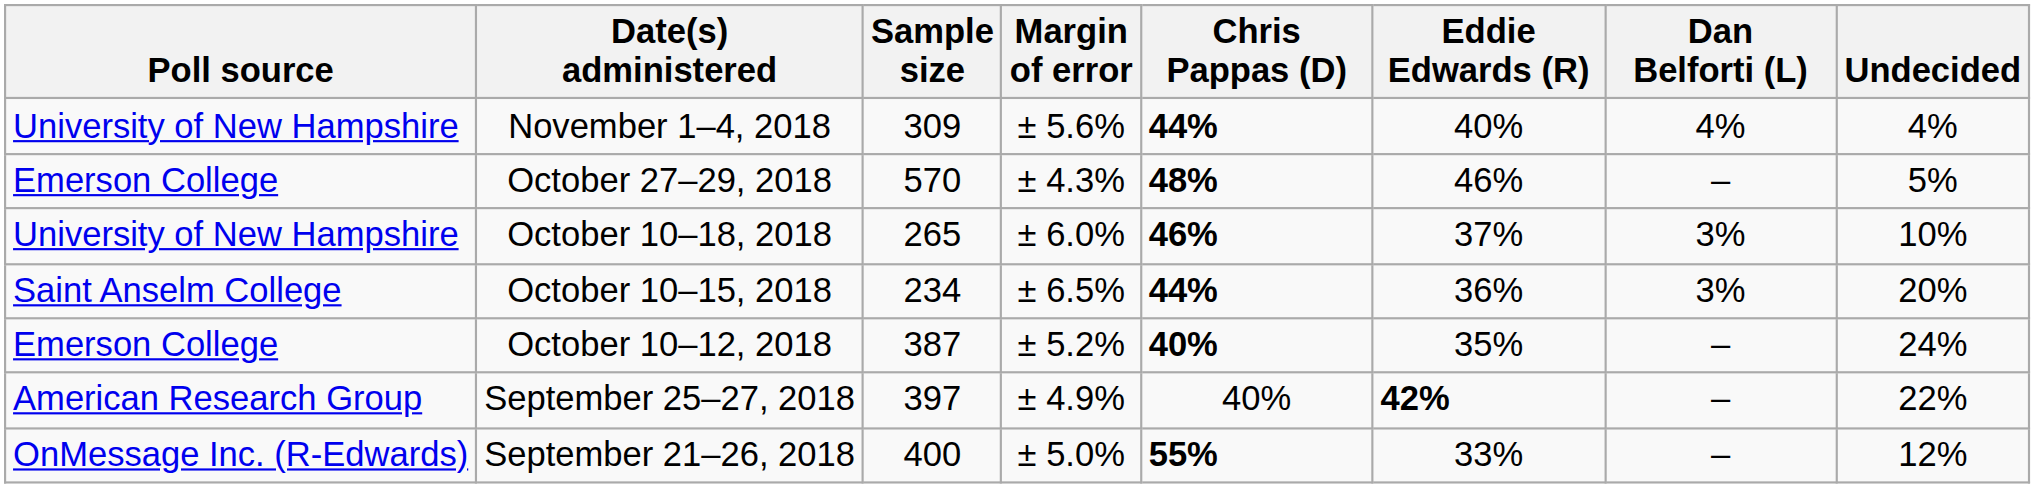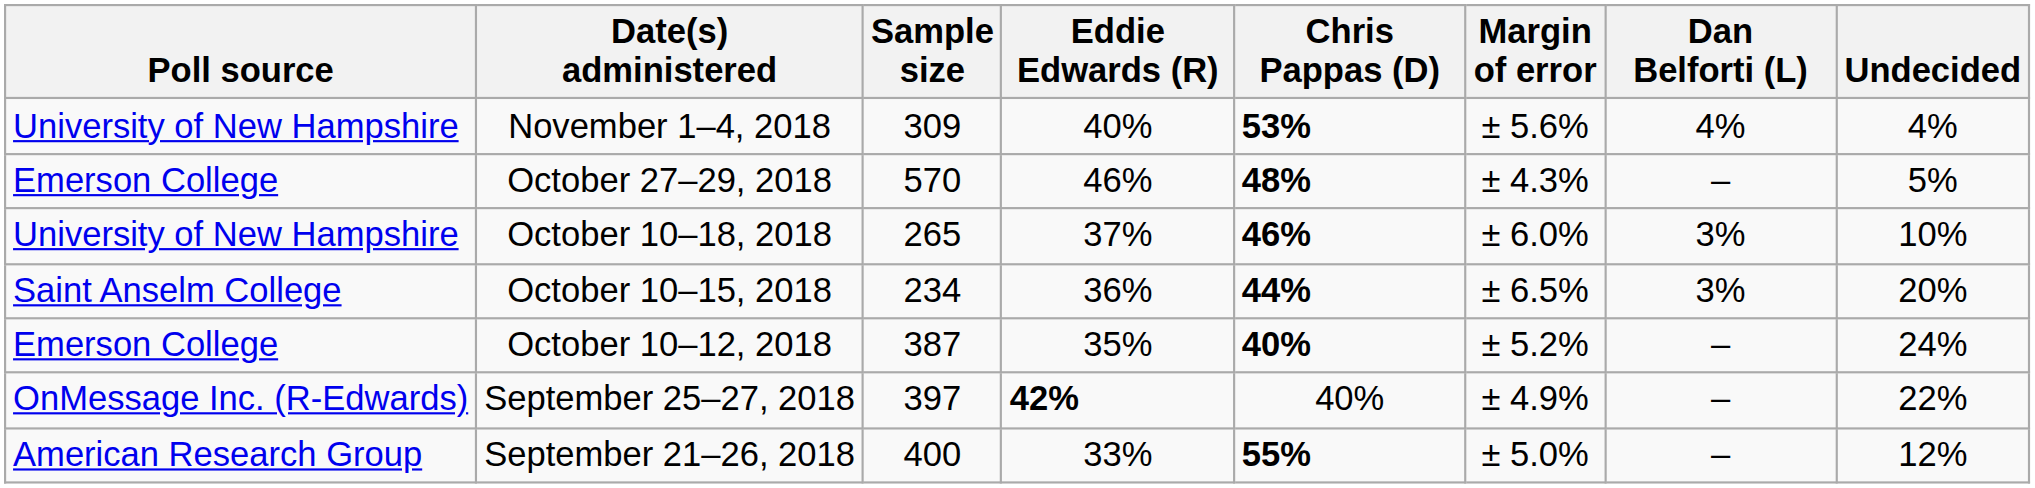columns swapped: (1071, 51) <-> (1489, 51)
(1183, 125) 44% -> (1276, 125) 53%
(218, 399) American Research Group -> (241, 399) OnMessage Inc. (R-Edwards)
(241, 454) OnMessage Inc. (R-Edwards) -> (218, 454) American Research Group
